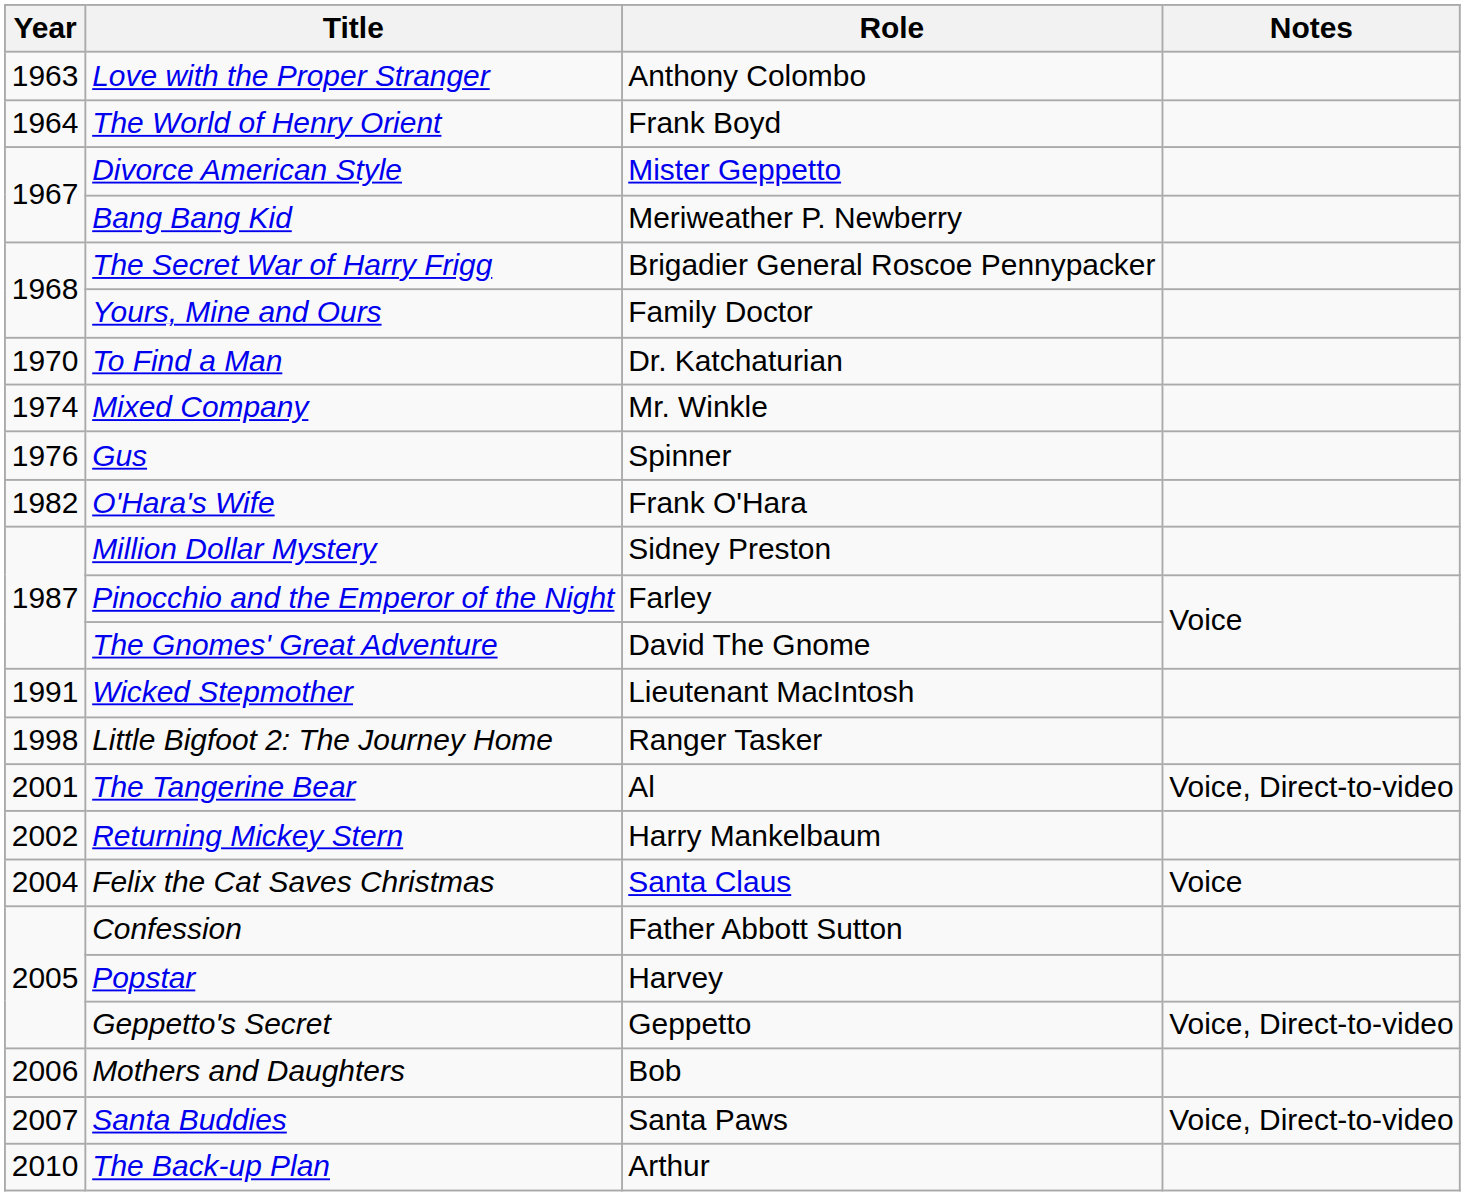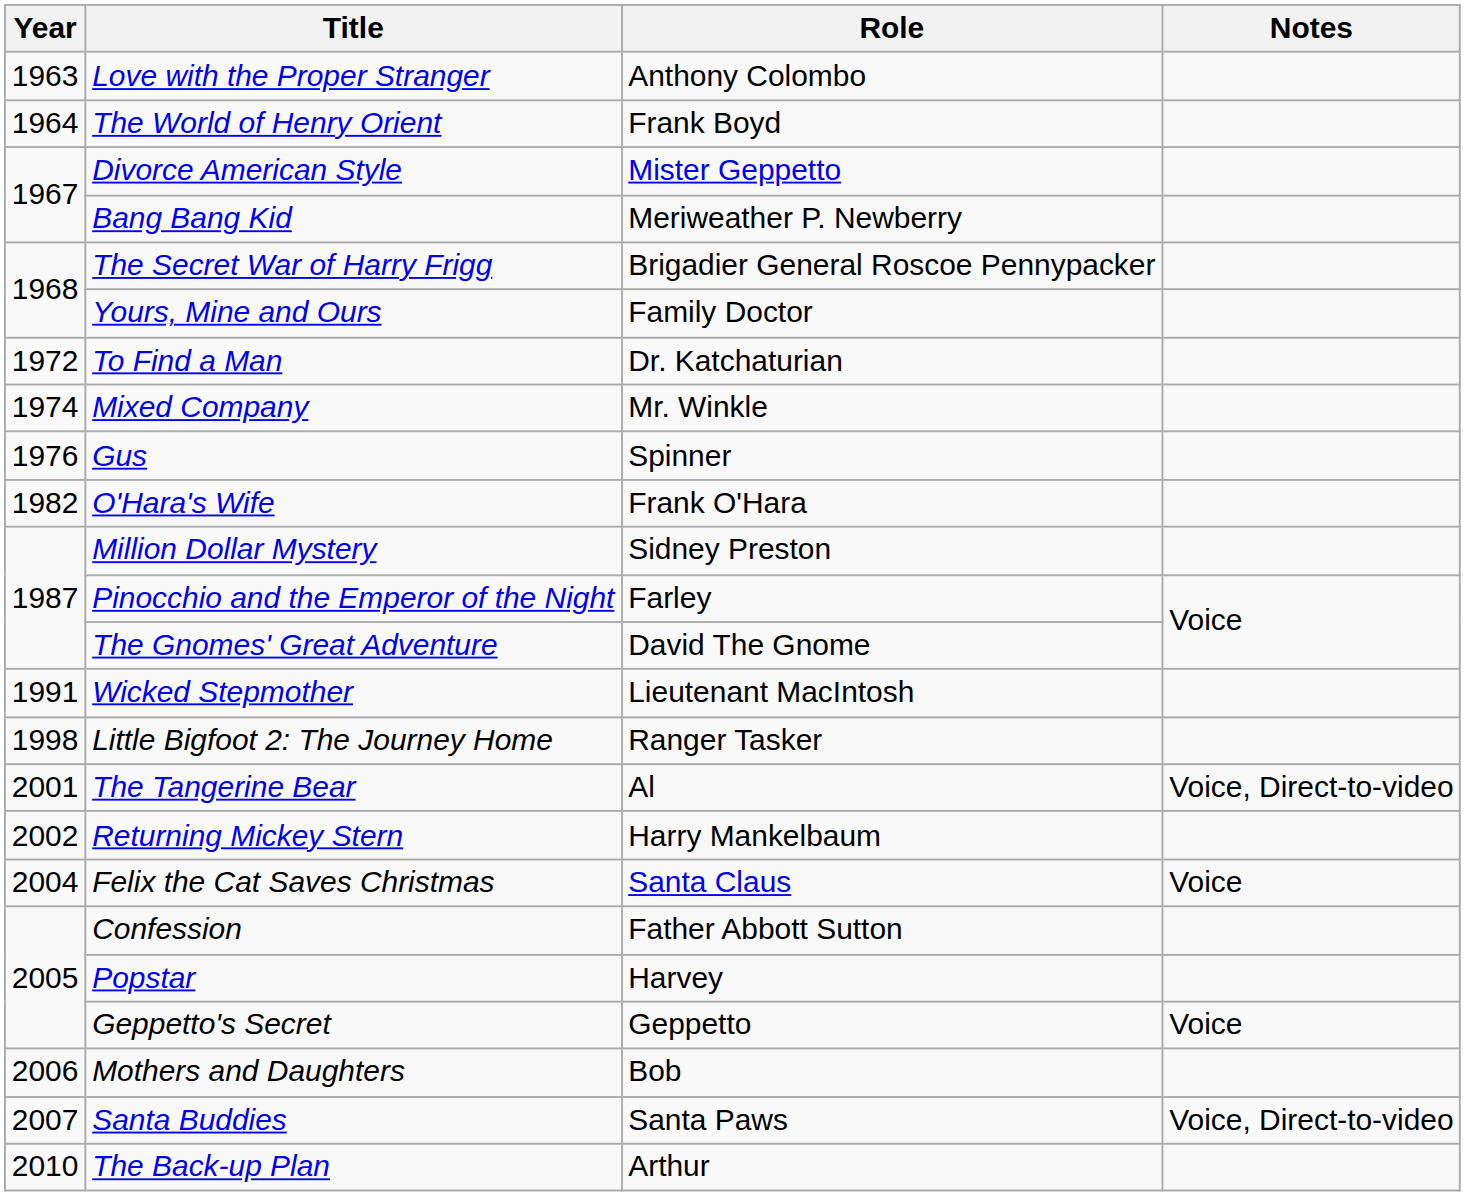(45, 360) 1970 -> (45, 360) 1972
(1311, 1024) Voice, Direct-to-video -> (1206, 1024) Voice
